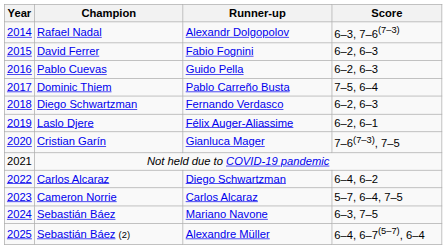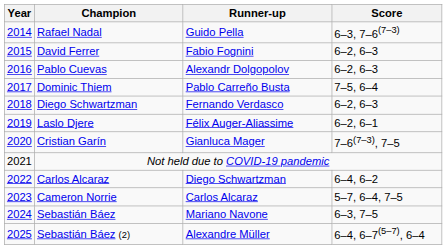(237, 32) Alexandr Dolgopolov -> (215, 32) Guido Pella
(215, 69) Guido Pella -> (237, 69) Alexandr Dolgopolov
